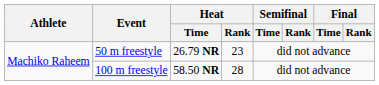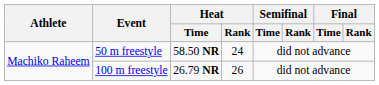(196, 51) 26.79 NR -> (196, 51) 58.50 NR
(237, 51) 23 -> (237, 51) 24
(196, 71) 58.50 NR -> (196, 71) 26.79 NR
(237, 71) 28 -> (237, 71) 26
